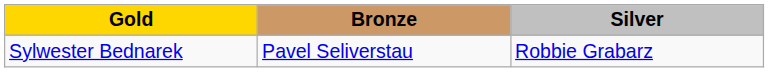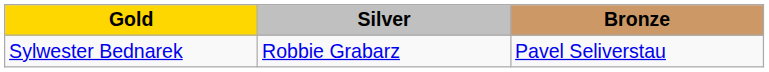columns swapped: (637, 19) <-> (384, 19)
